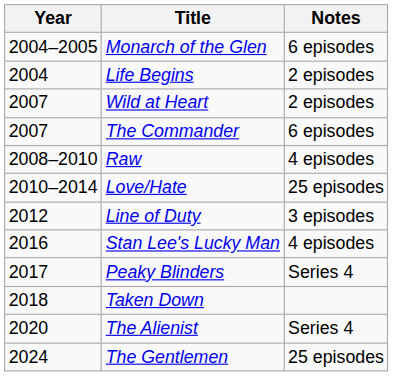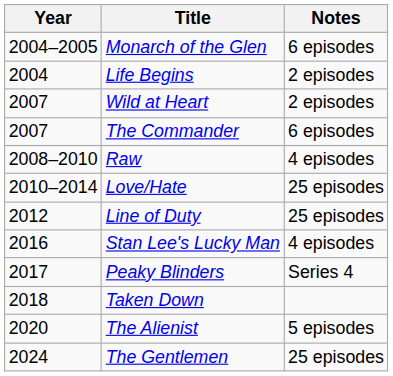(331, 215) 3 episodes -> (336, 215) 25 episodes
(321, 328) Series 4 -> (331, 328) 5 episodes
